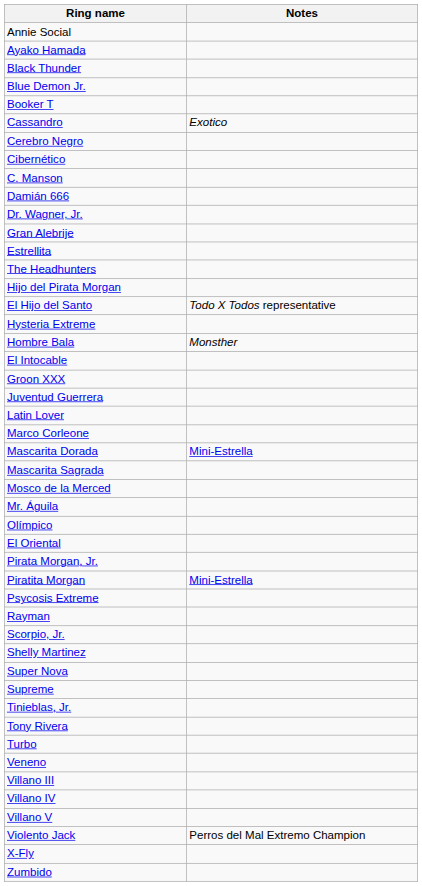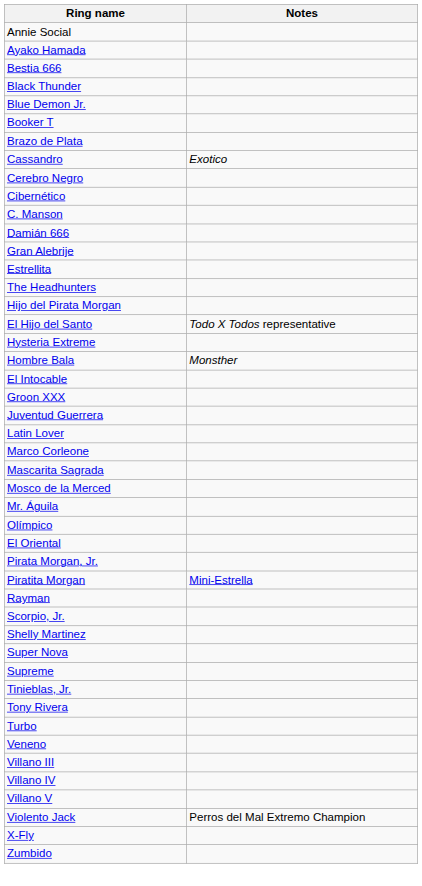+ row: (34, 68)
+ row: (45, 141)
- row: (45, 214)
- row: (52, 452)
- row: (53, 598)
